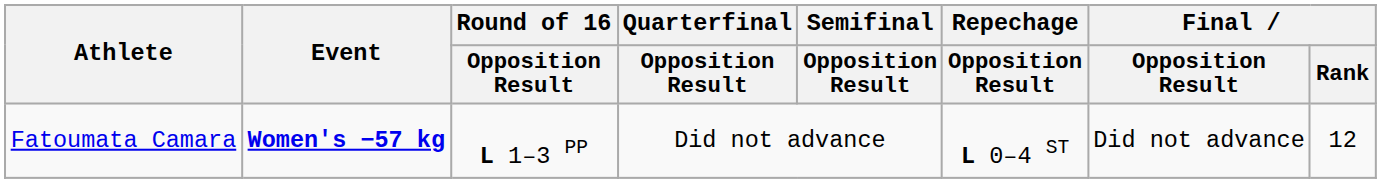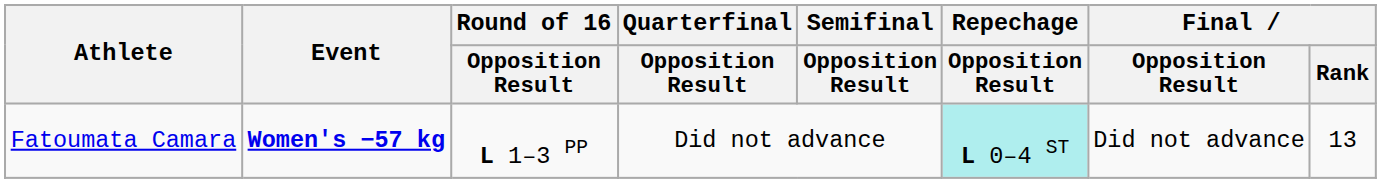(1015, 154) no background -> (1015, 154) paleturquoise background
(1343, 140) 12 -> (1343, 140) 13
